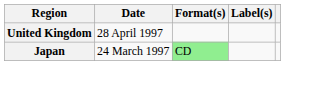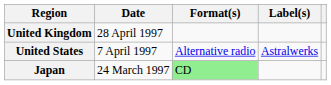+ row: (49, 51)
